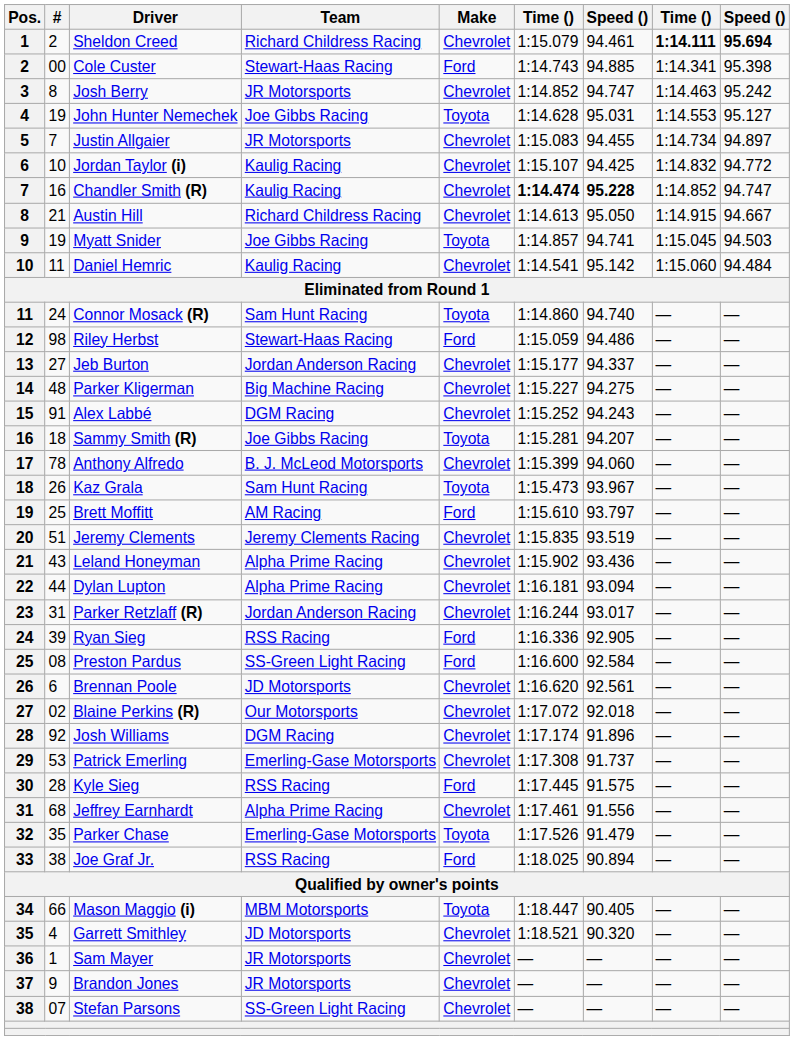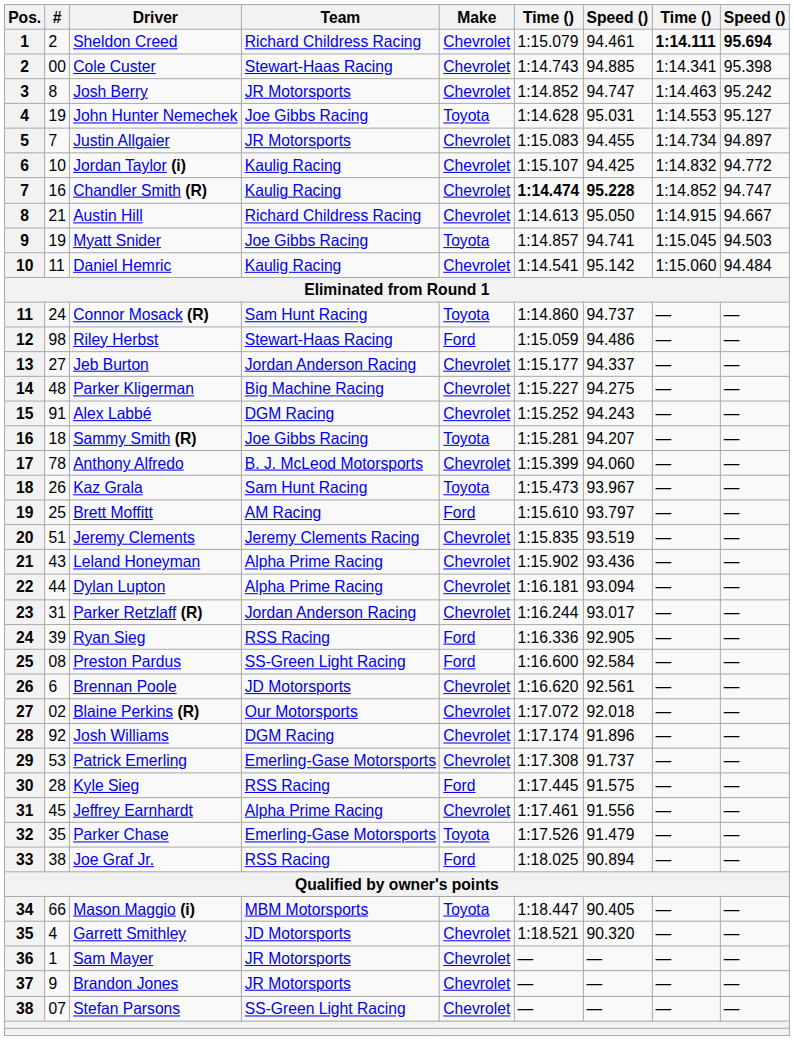(459, 67) Ford -> (477, 67) Chevrolet
(611, 315) 94.740 -> (611, 315) 94.737
(57, 810) 68 -> (57, 810) 45
